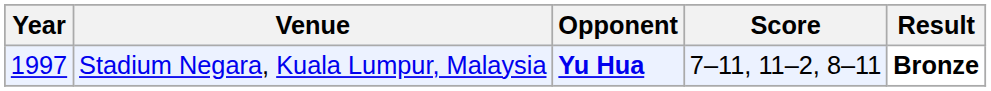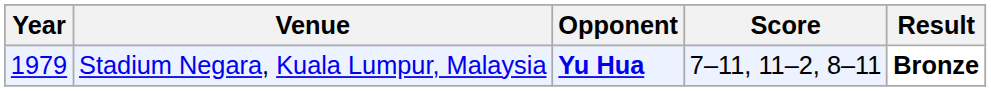(39, 65) 1997 -> (39, 65) 1979
